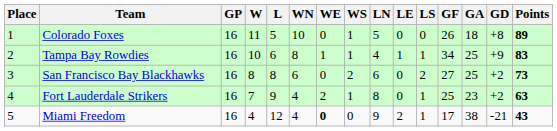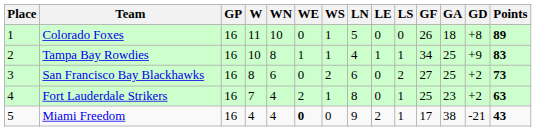- column: (278, 14)
